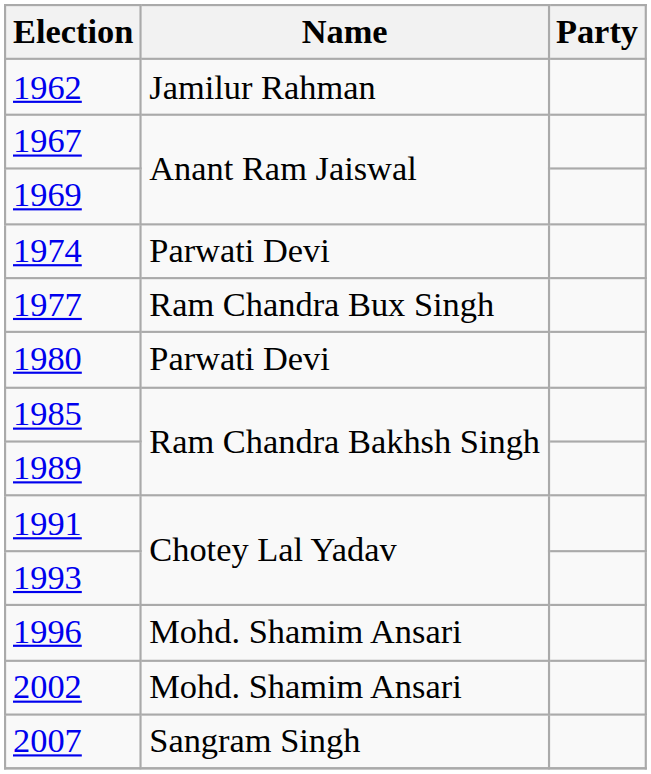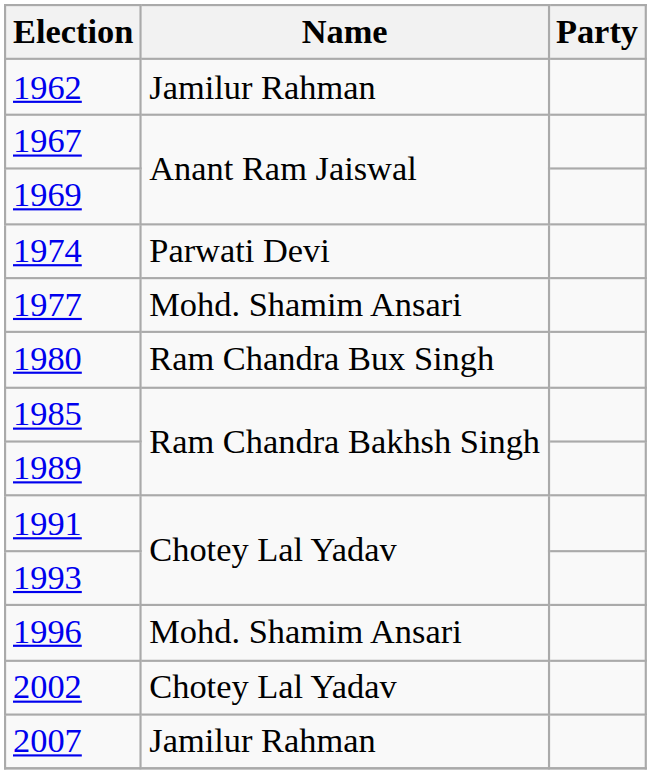(322, 304) Ram Chandra Bux Singh -> (306, 304) Mohd. Shamim Ansari
(240, 359) Parwati Devi -> (322, 359) Ram Chandra Bux Singh
(306, 686) Mohd. Shamim Ansari -> (273, 686) Chotey Lal Yadav
(255, 741) Sangram Singh -> (262, 741) Jamilur Rahman
